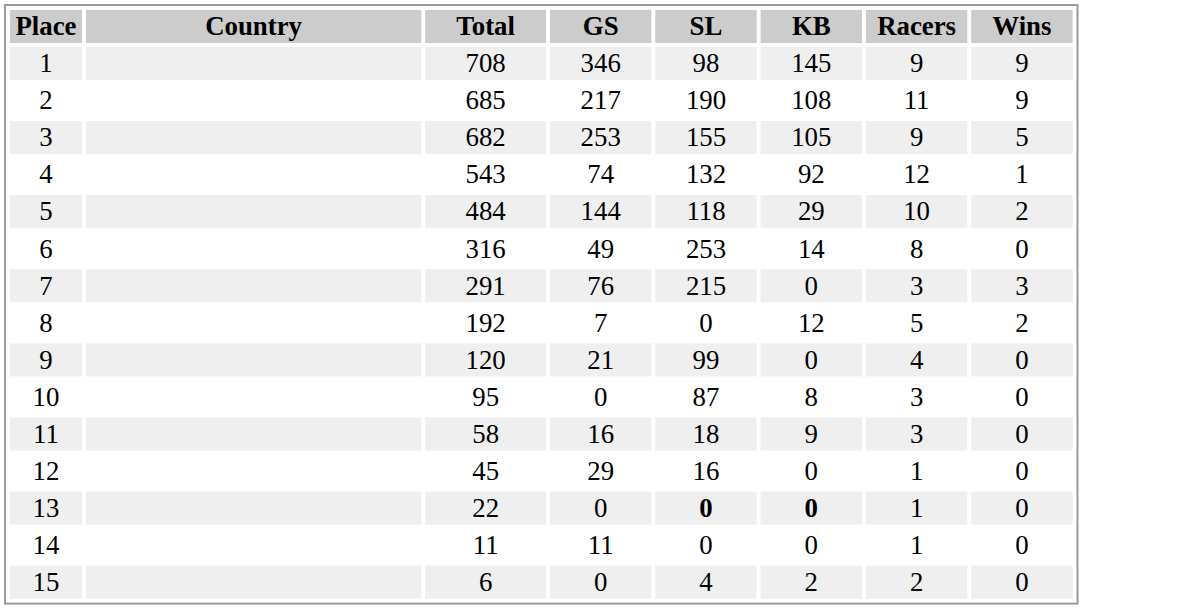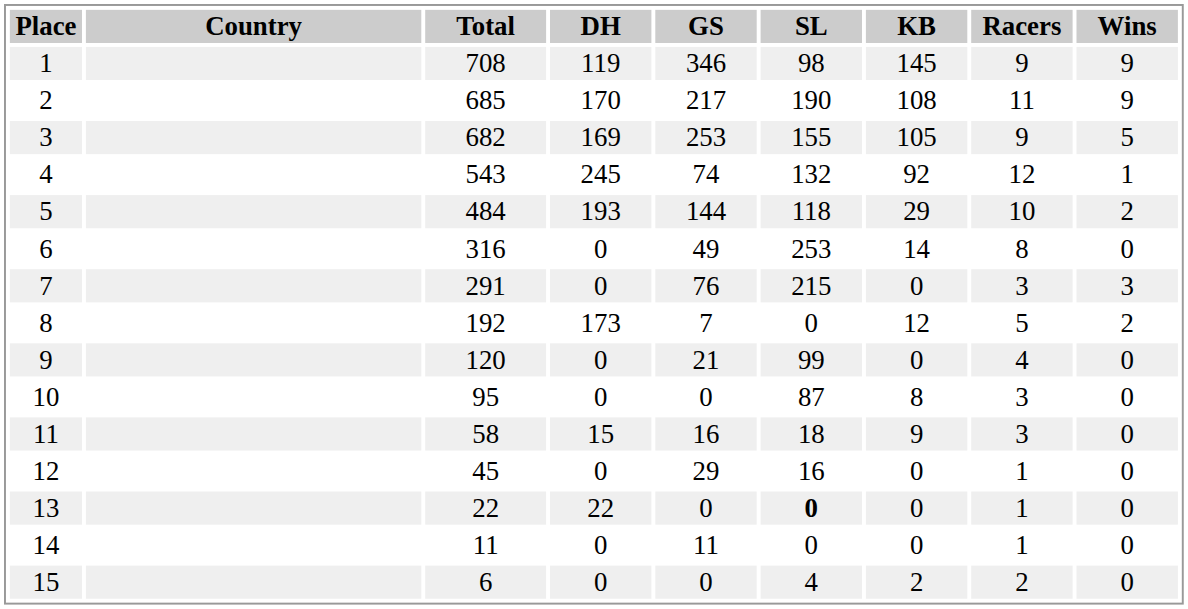+ column: (601, 26)
(811, 508) bold -> (917, 508) normal
